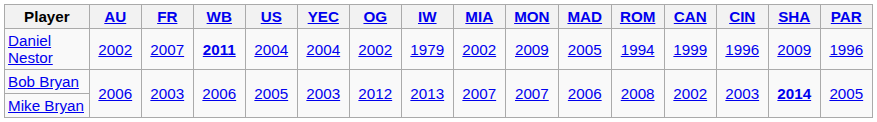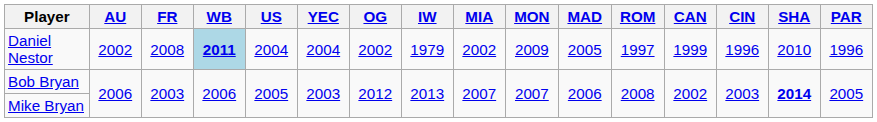(167, 49) 2007 -> (167, 49) 2008
(219, 49) no background -> (219, 49) lightblue background
(638, 49) 1994 -> (638, 49) 1997
(794, 49) 2009 -> (794, 49) 2010
